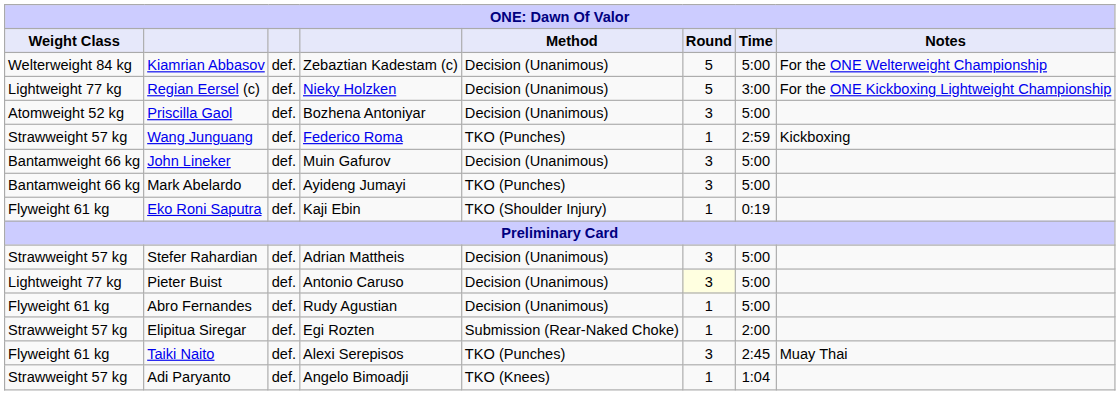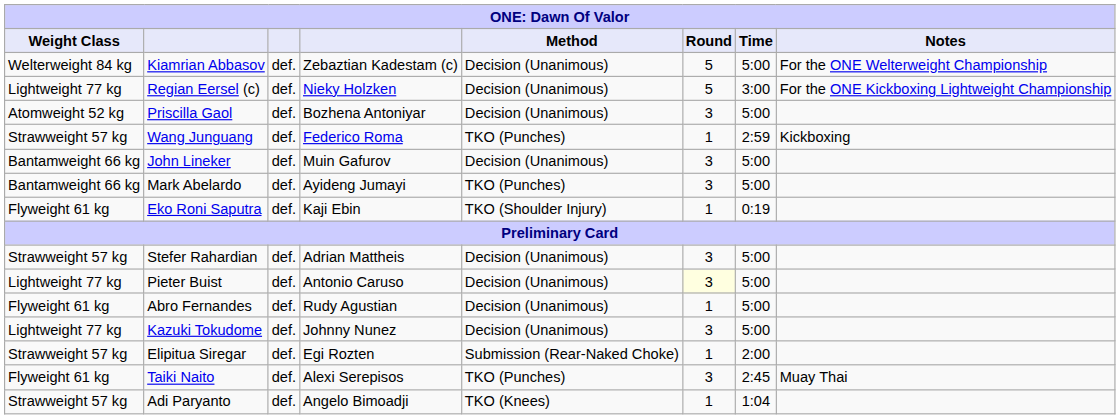+ row: (205, 329)
